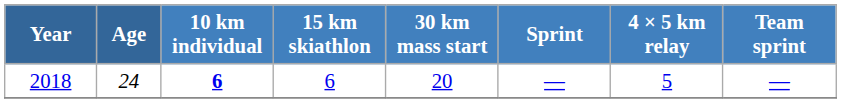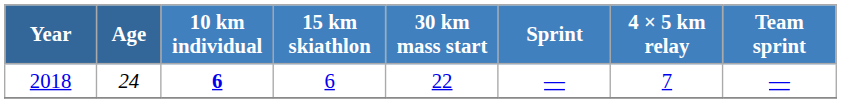(442, 80) 20 -> (442, 80) 22
(667, 80) 5 -> (667, 80) 7
